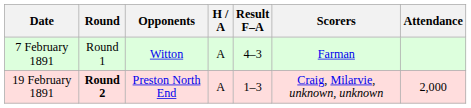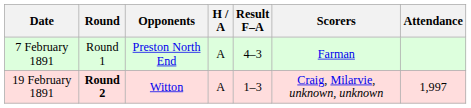(167, 53) Witton -> (167, 53) Preston North End
(167, 86) Preston North End -> (167, 86) Witton
(433, 86) 2,000 -> (433, 86) 1,997
